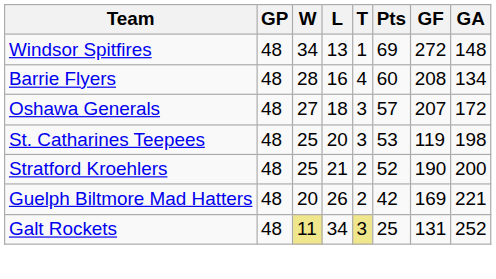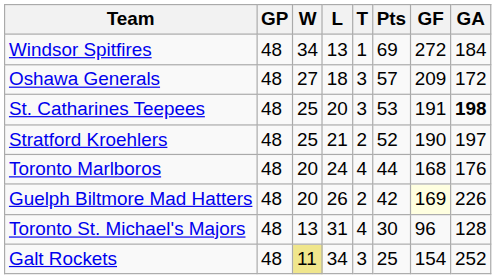(471, 49) 148 -> (471, 49) 184
- row: (62, 79)
(431, 109) 207 -> (431, 79) 209
(430, 139) 119 -> (431, 109) 191
(471, 139) normal -> (471, 109) bold
(471, 169) 200 -> (471, 139) 197
+ row: (85, 169)
(431, 199) no background -> (431, 199) lightyellow background
(471, 199) 221 -> (471, 199) 226
+ row: (127, 229)
(362, 229) khaki background -> (362, 259) no background
(431, 229) 131 -> (431, 259) 154
